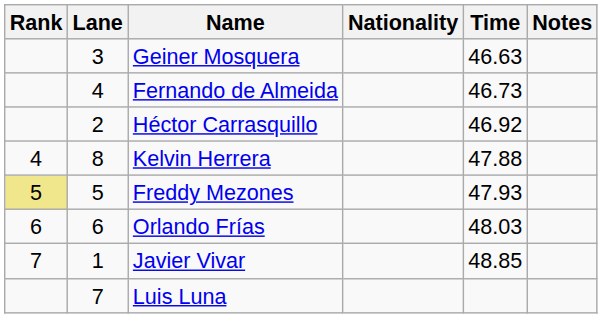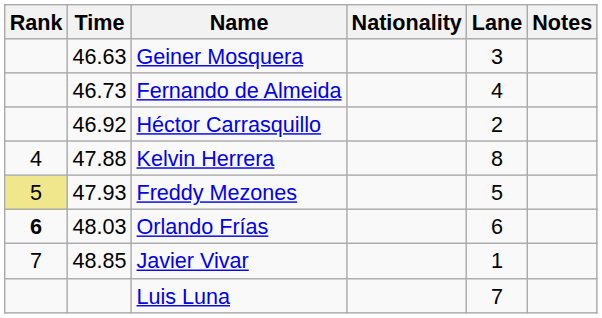columns swapped: (98, 22) <-> (495, 22)
(36, 227) normal -> (36, 227) bold
